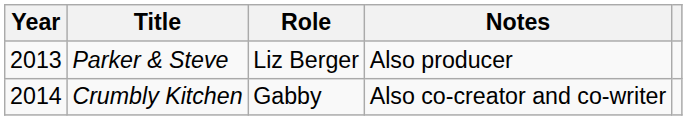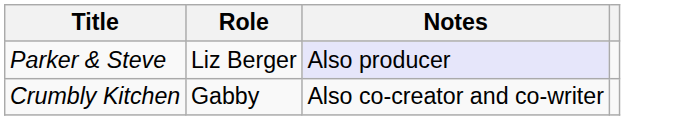- column: (36, 22)
(441, 59) no background -> (379, 59) lavender background
